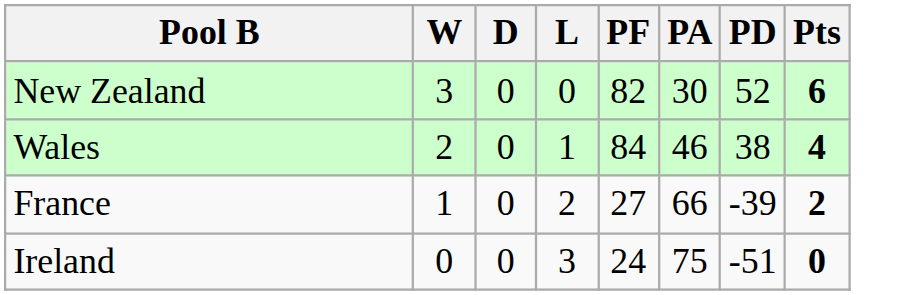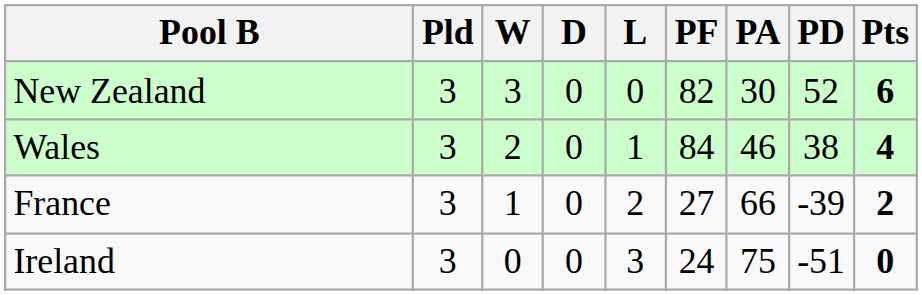+ column: (448, 32)
